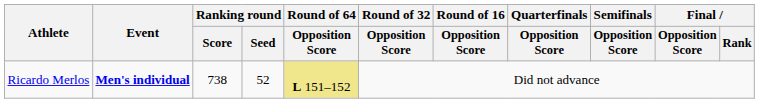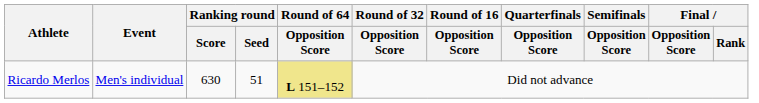(143, 80) bold -> (139, 80) normal
(217, 80) 738 -> (211, 80) 630
(263, 80) 52 -> (257, 80) 51
